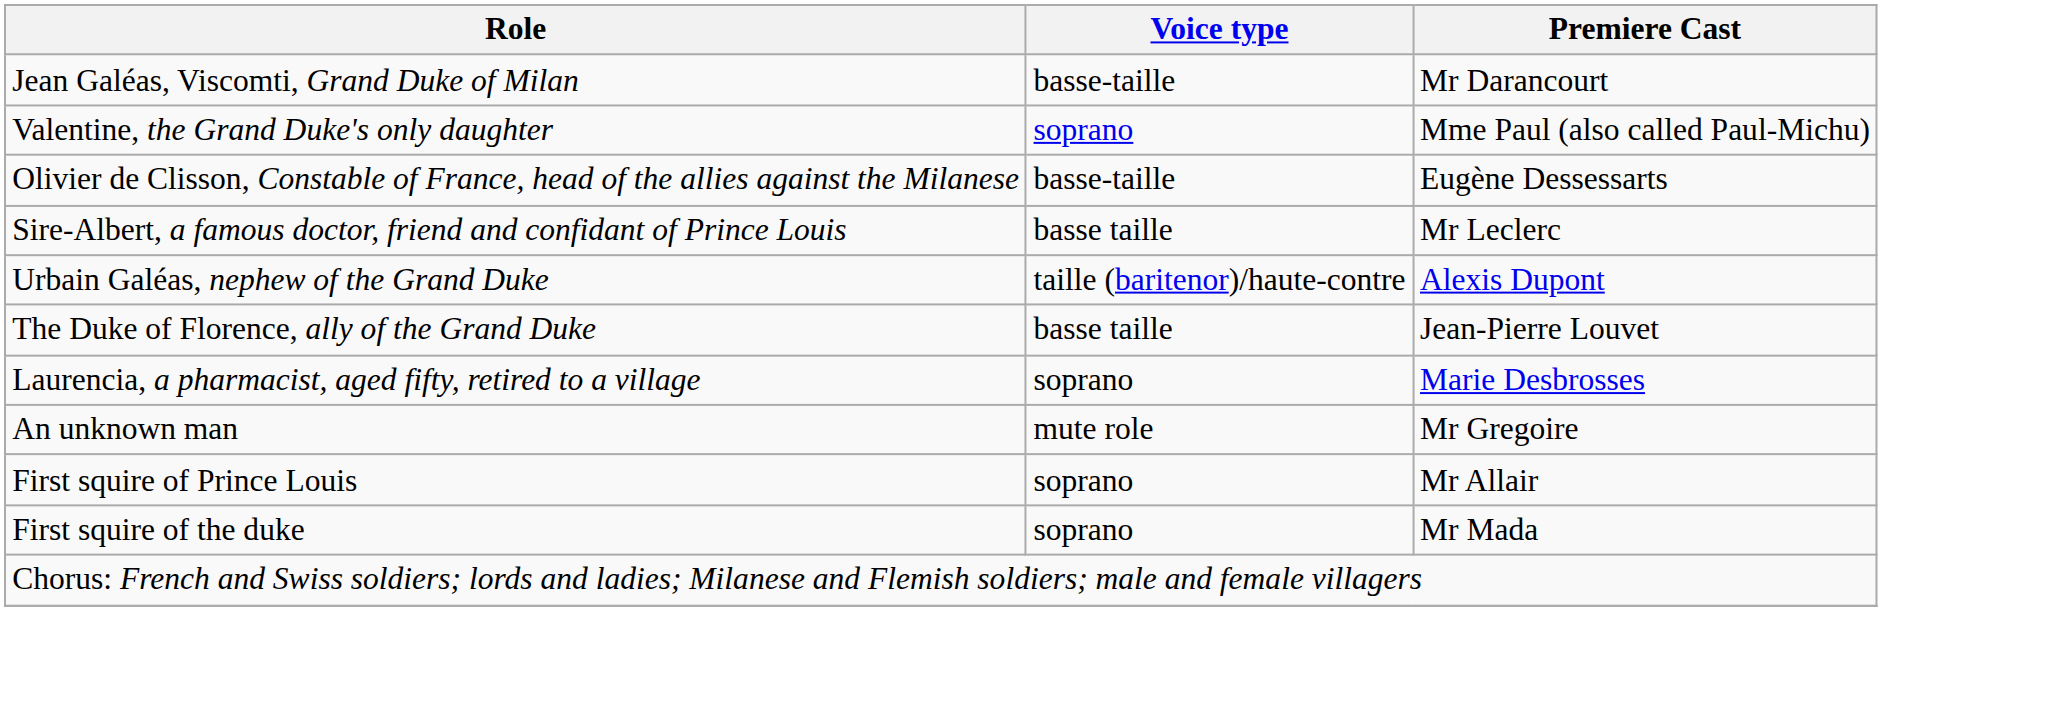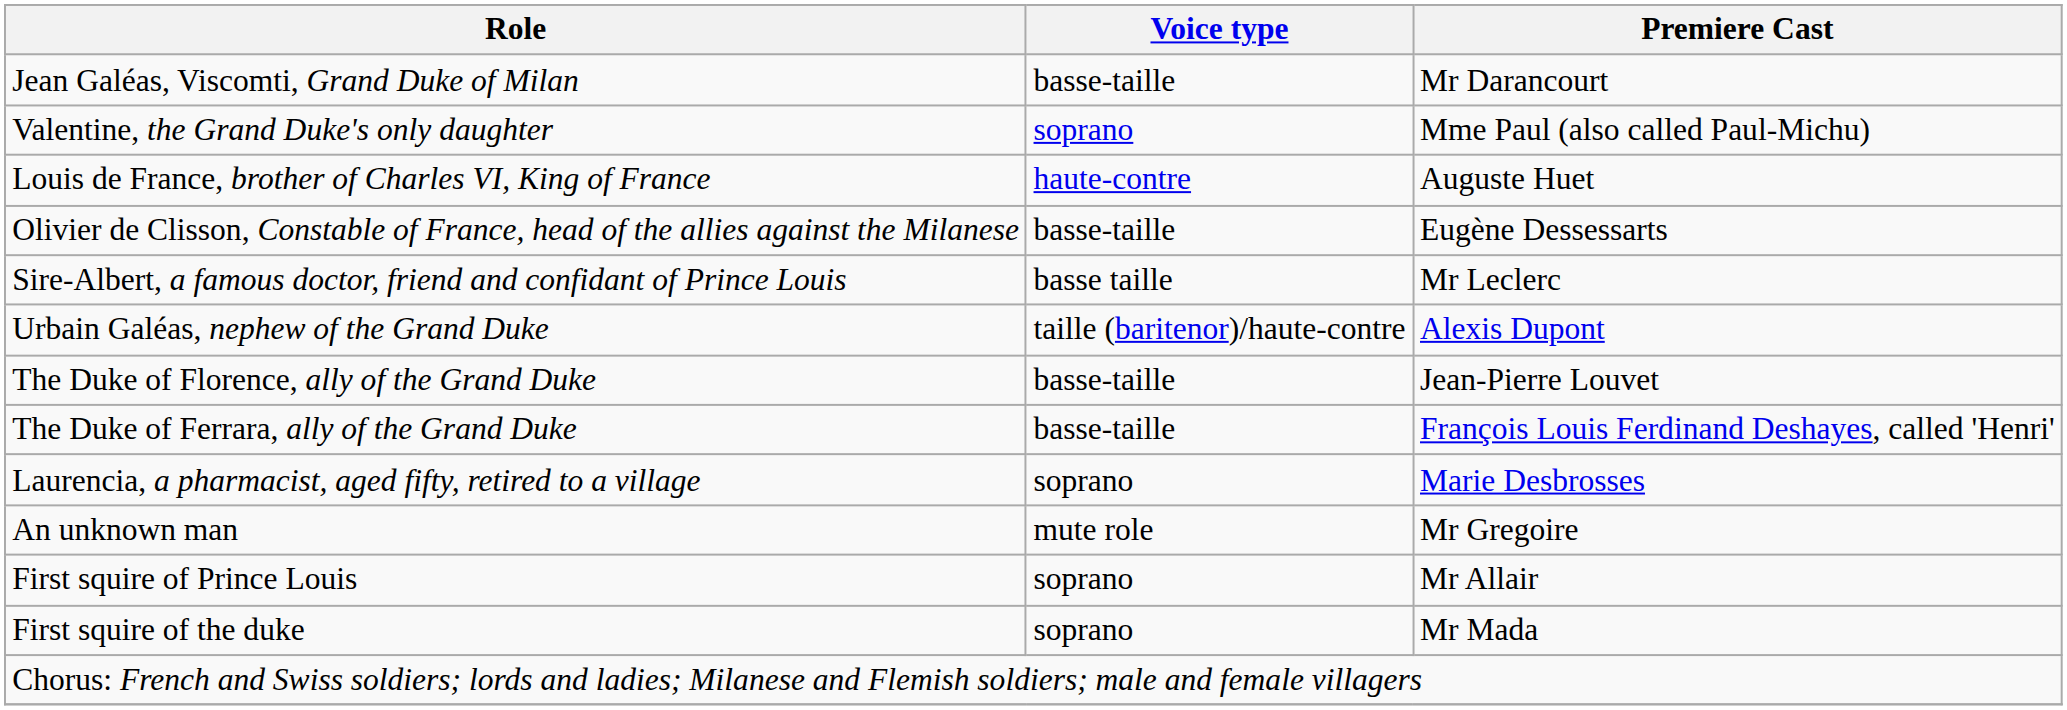+ row: (361, 179)
(1103, 329) basse taille -> (1104, 379) basse-taille
+ row: (295, 429)
